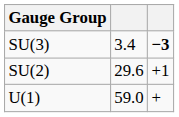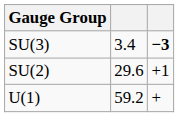(129, 97) 59.0 -> (129, 97) 59.2
